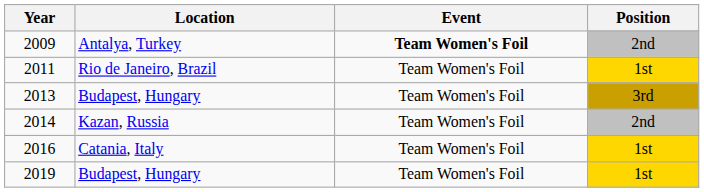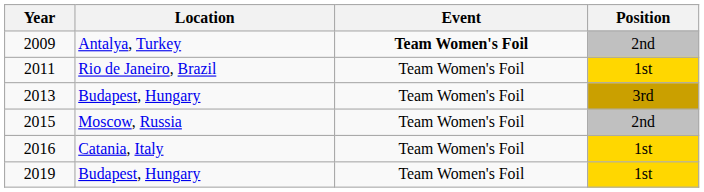- row: (40, 122)
+ row: (40, 122)
